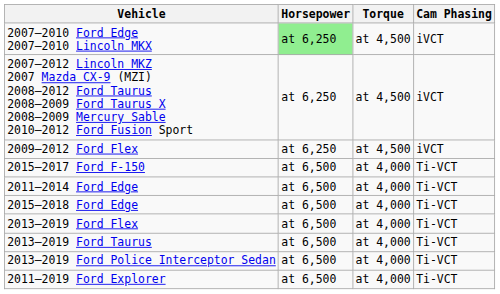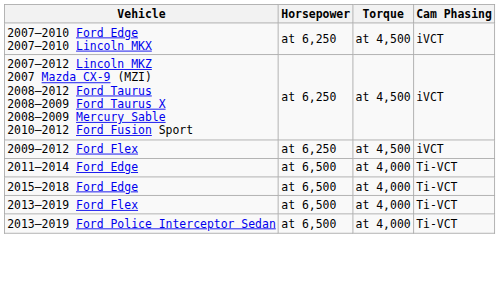(309, 39) lightgreen background -> (309, 39) no background
- row: (76, 168)
- row: (79, 242)
- row: (86, 279)
